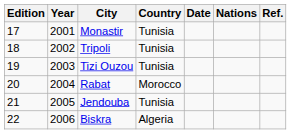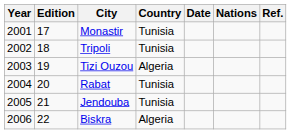columns swapped: (26, 13) <-> (63, 13)
(156, 66) Tunisia -> (156, 66) Algeria
(160, 84) Morocco -> (156, 84) Tunisia
